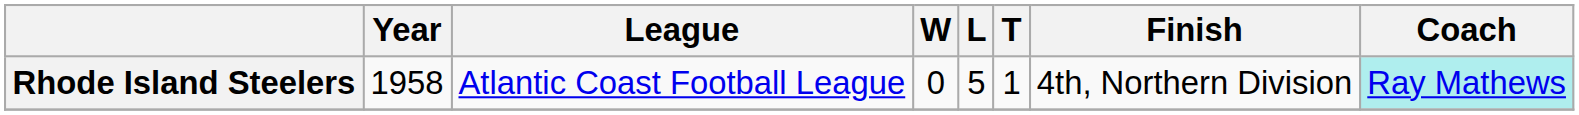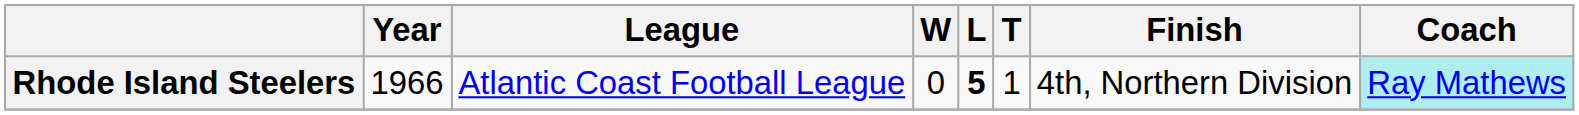(407, 82) 1958 -> (407, 82) 1966
(976, 82) normal -> (976, 82) bold
